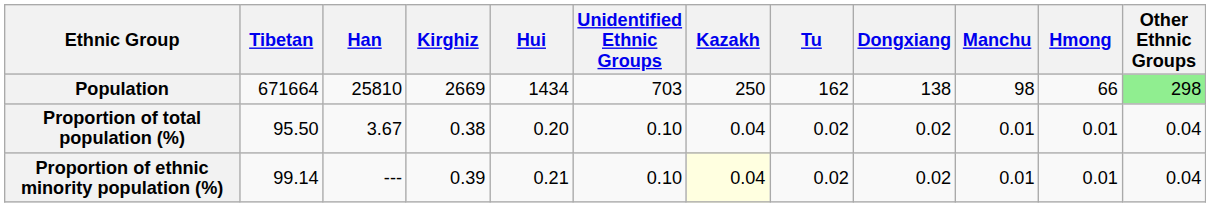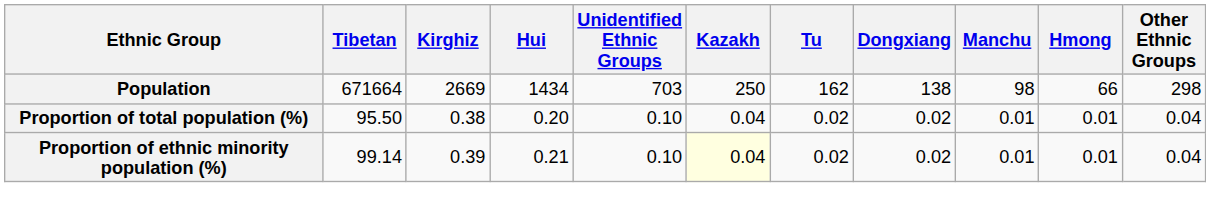- column: (365, 40)
(1186, 89) lightgreen background -> (1186, 89) no background
